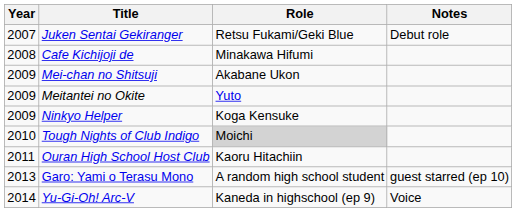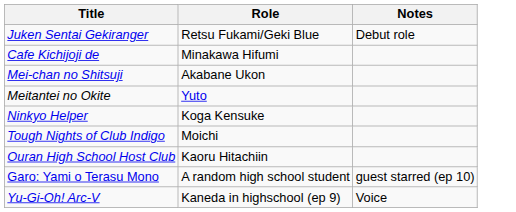- column: (22, 14)
(234, 136) lightgrey background -> (200, 136) no background
